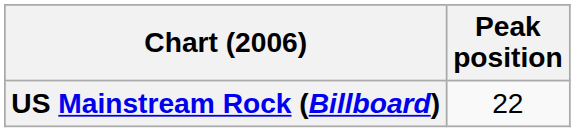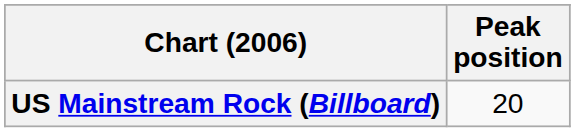(508, 103) 22 -> (508, 103) 20
